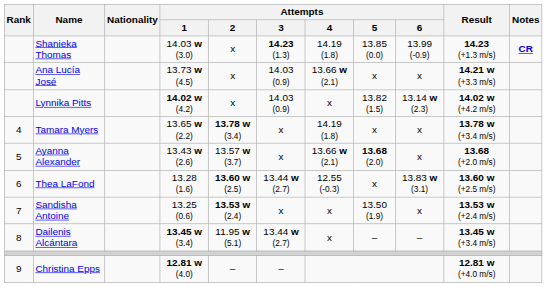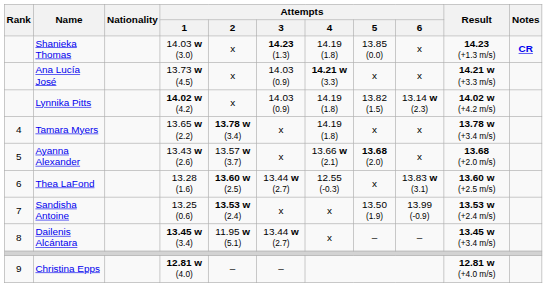(420, 49) 13.99 (-0.9) -> (420, 49) x
(329, 76) 13.66 w (2.1) -> (329, 76) 14.21 w (3.3)
(329, 103) x -> (329, 103) 14.19 (1.8)
(420, 210) x -> (420, 210) 13.99 (-0.9)
